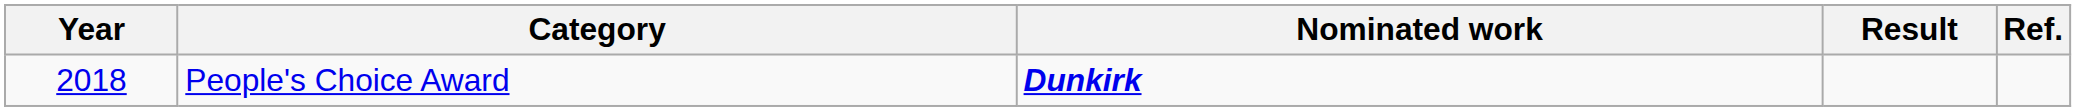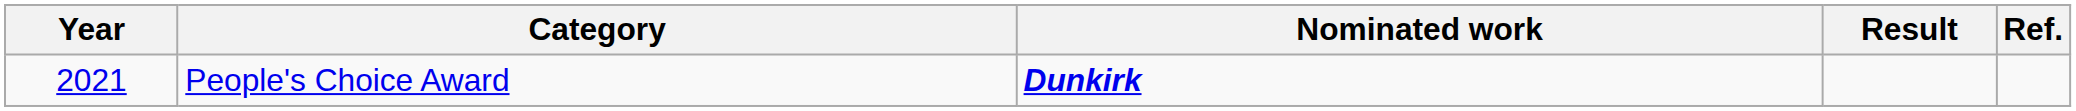(91, 79) 2018 -> (91, 79) 2021
